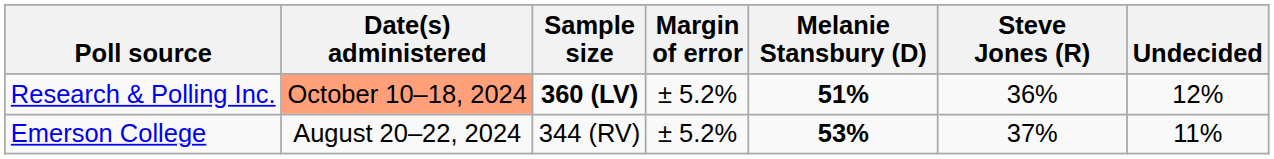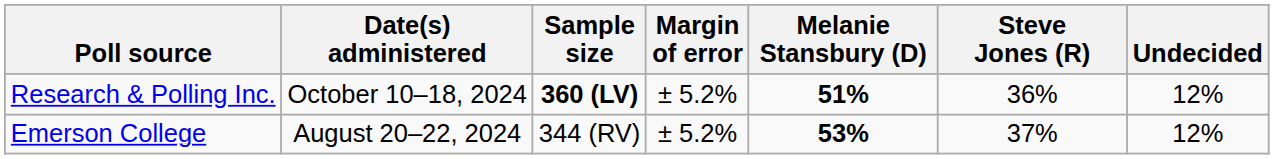(407, 94) lightsalmon background -> (407, 94) no background
(1198, 134) 11% -> (1198, 134) 12%
